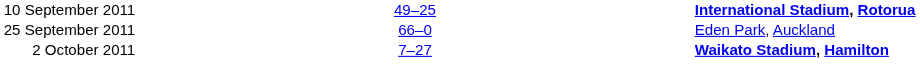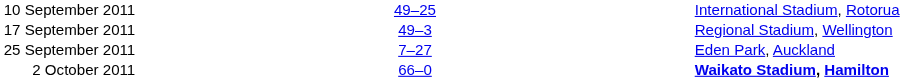(805, 10) bold -> (797, 10) normal
+ row: (69, 30)
(415, 30) 66–0 -> (415, 50) 7–27
(415, 50) 7–27 -> (415, 69) 66–0
